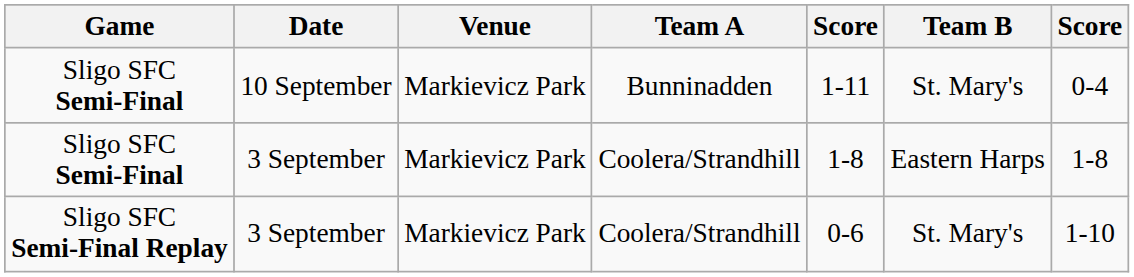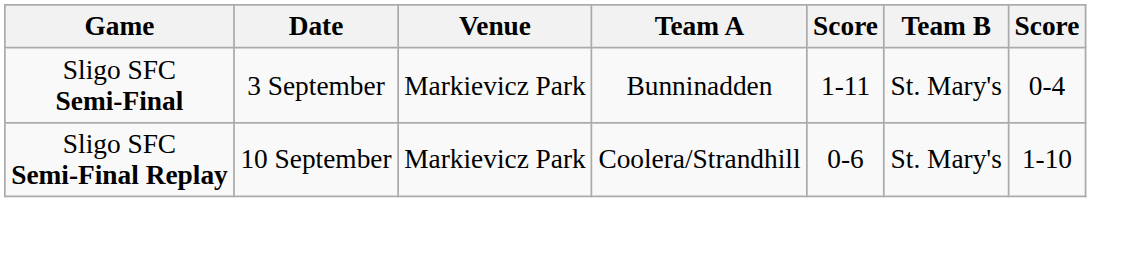(316, 84) 10 September -> (316, 84) 3 September
- row: (119, 159)
(316, 233) 3 September -> (316, 159) 10 September
